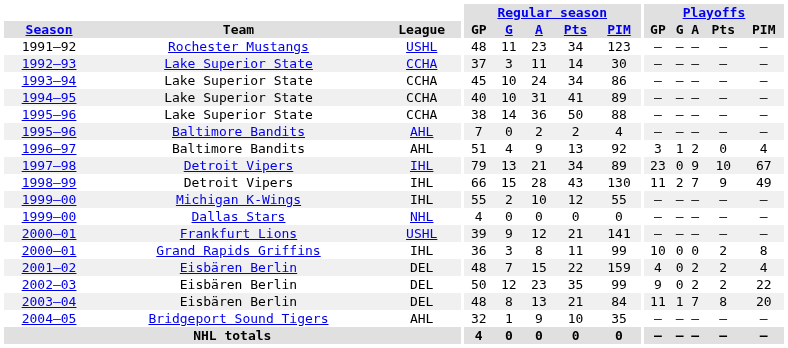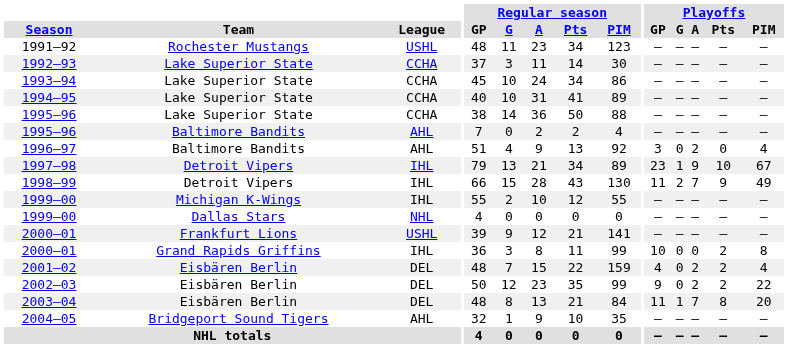(680, 148) 1 -> (680, 148) 0
(680, 166) 0 -> (680, 166) 1
